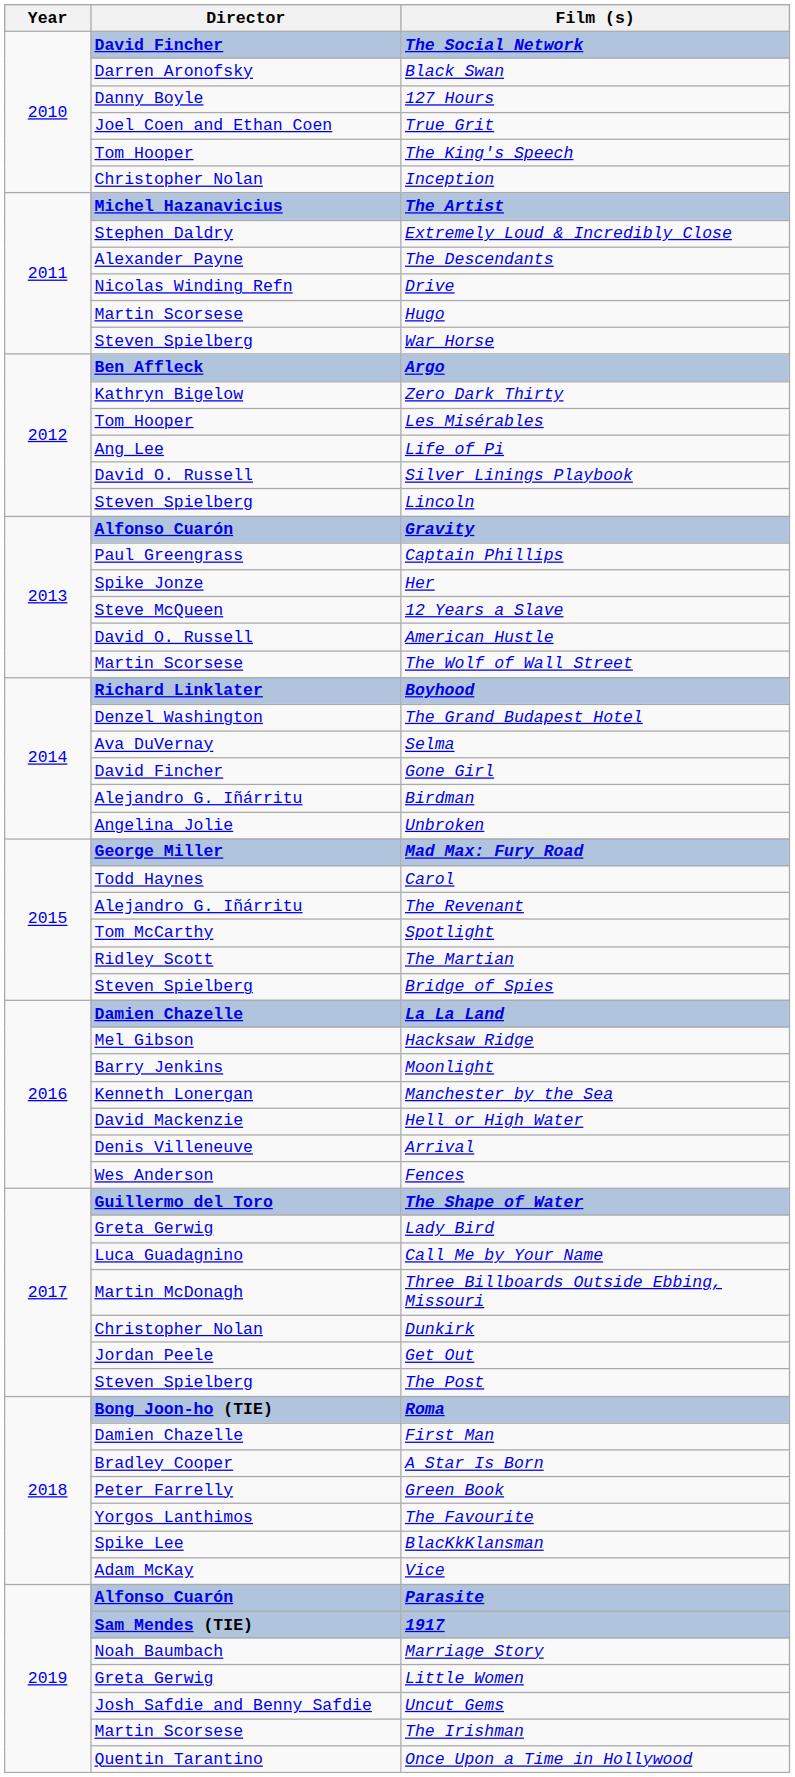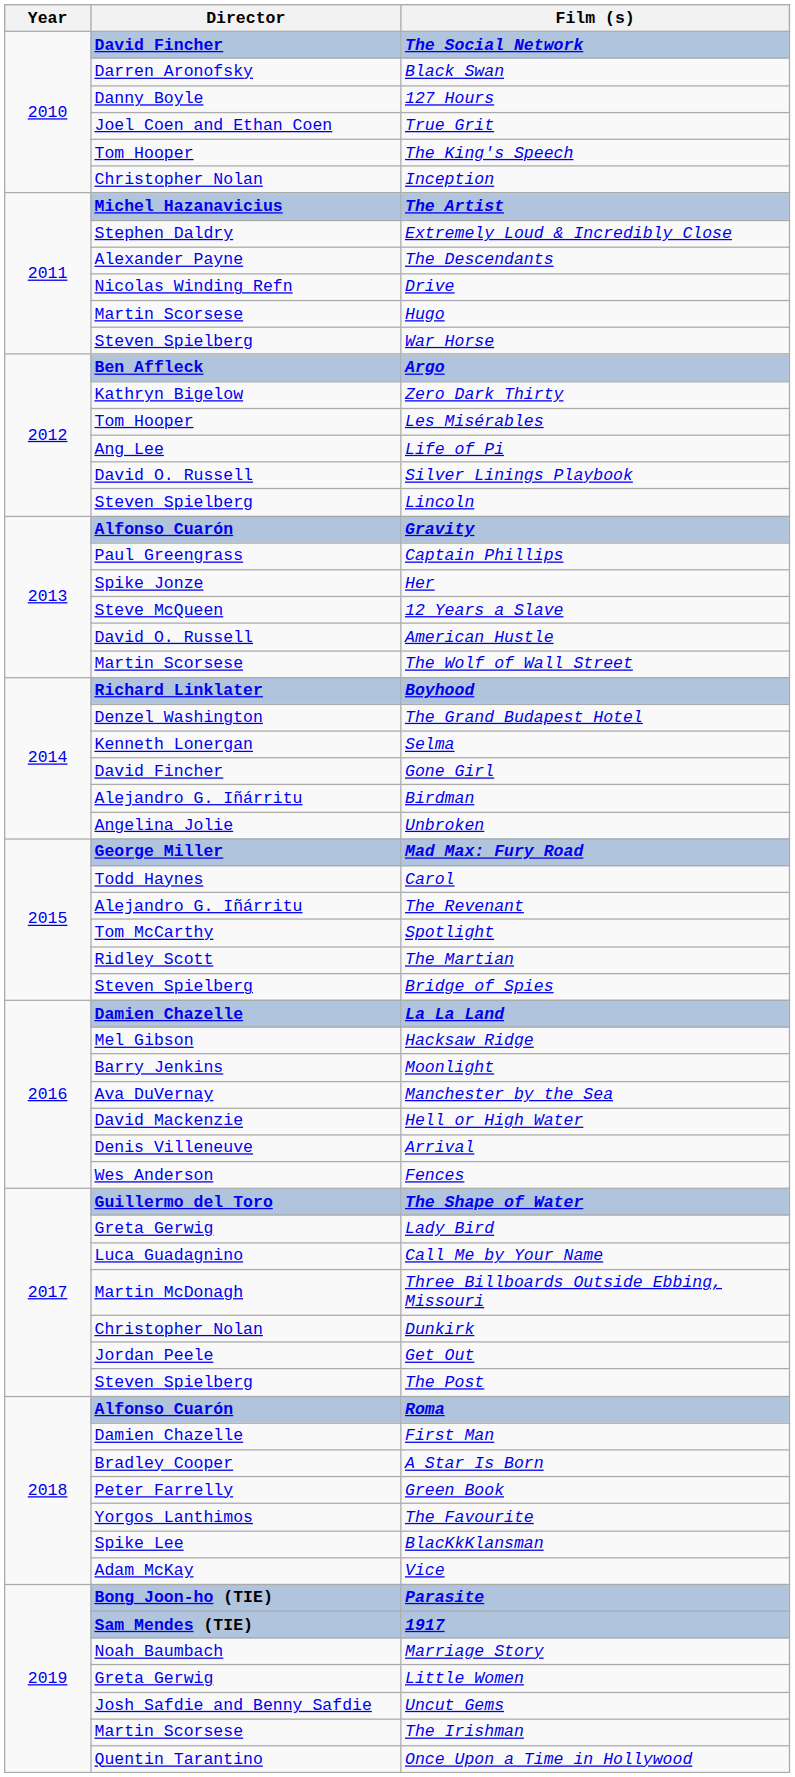(154, 745) Ava DuVernay -> (174, 745) Kenneth Lonergan
(174, 1094) Kenneth Lonergan -> (154, 1094) Ava DuVernay
(184, 1409) Bong Joon-ho (TIE) -> (164, 1409) Alfonso Cuarón
(164, 1598) Alfonso Cuarón -> (184, 1598) Bong Joon-ho (TIE)
